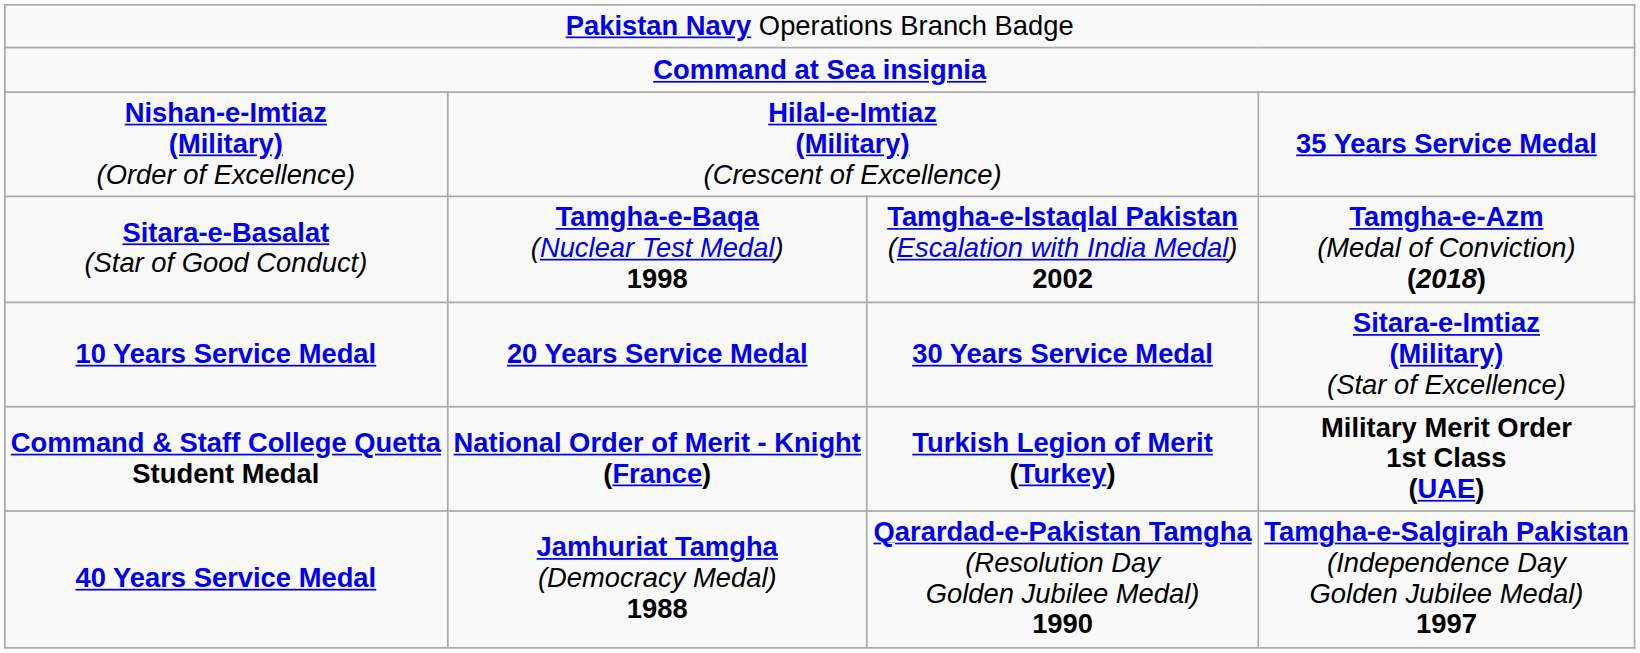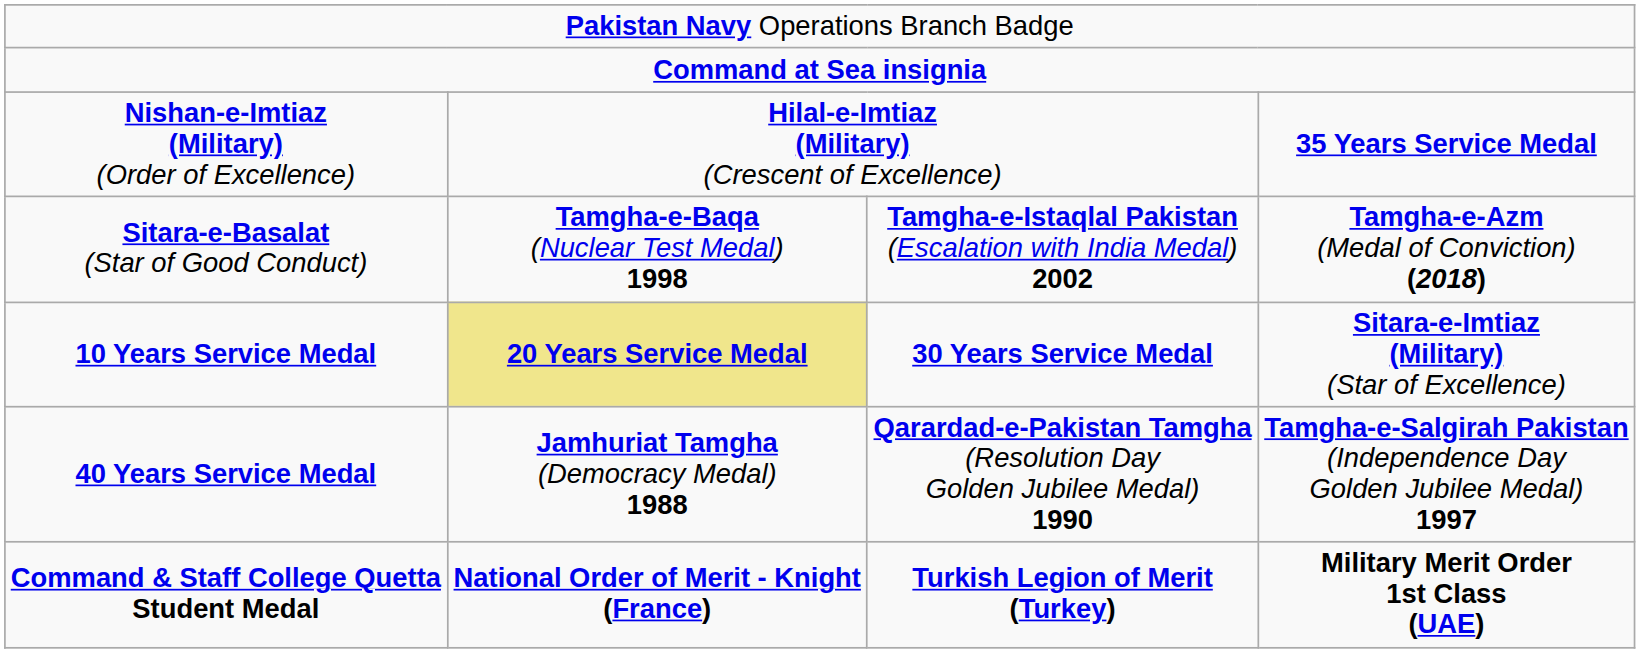(657, 353) no background -> (657, 353) khaki background
rows swapped: (226, 578) <-> (226, 458)
